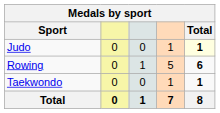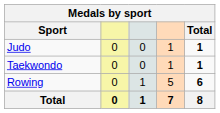(200, 48) lightyellow background -> (200, 48) no background
rows swapped: (25, 65) <-> (35, 83)
